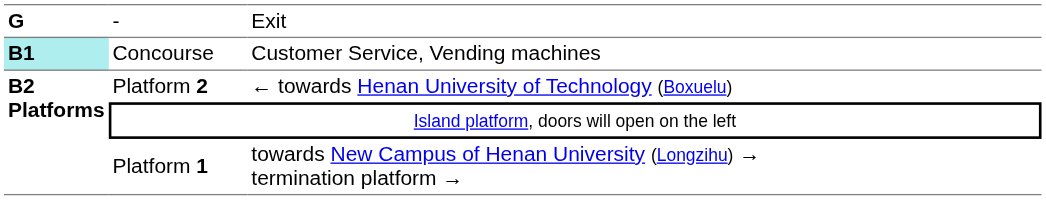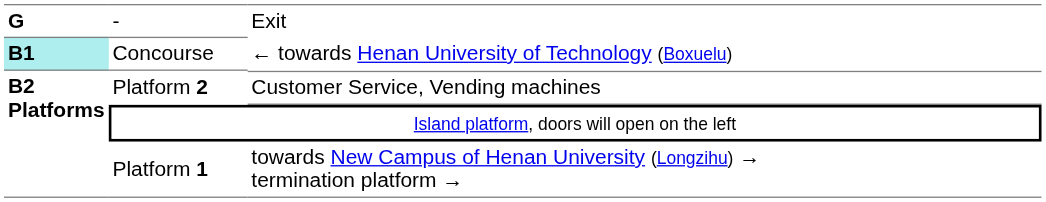(426, 53) Customer Service, Vending machines -> (492, 53) ← towards Henan University of Technology (Boxuelu)
(492, 86) ← towards Henan University of Technology (Boxuelu) -> (426, 87) Customer Service, Vending machines
